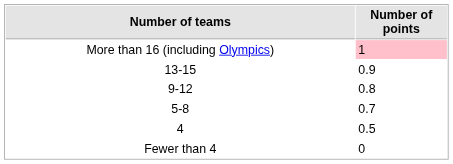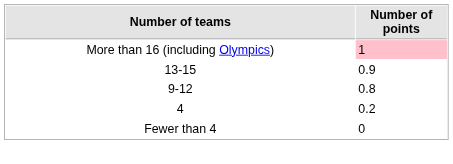- row: (180, 109)
(367, 129) 0.5 -> (367, 109) 0.2
